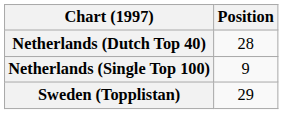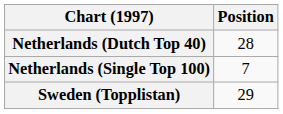(246, 69) 9 -> (246, 69) 7
